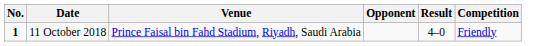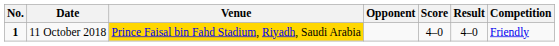+ column: (434, 13)
(236, 31) no background -> (236, 31) gold background
